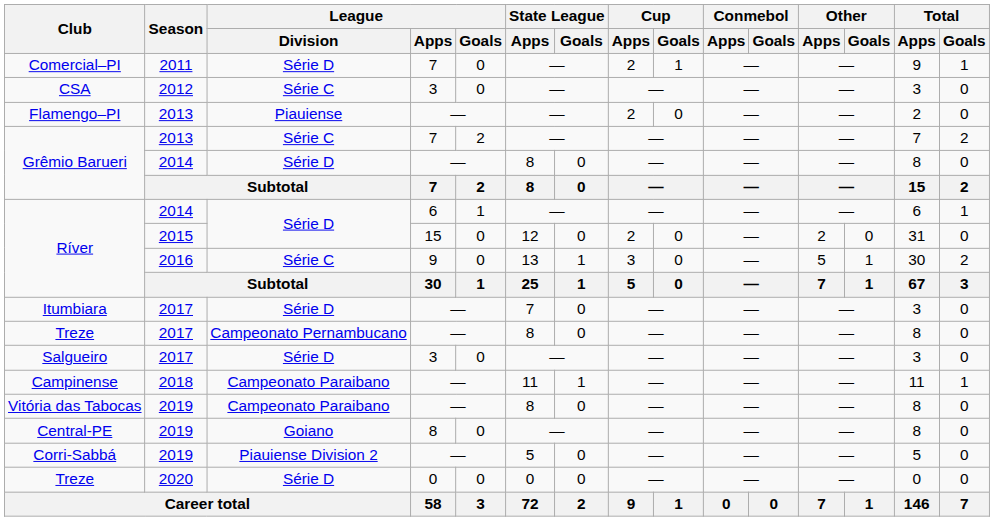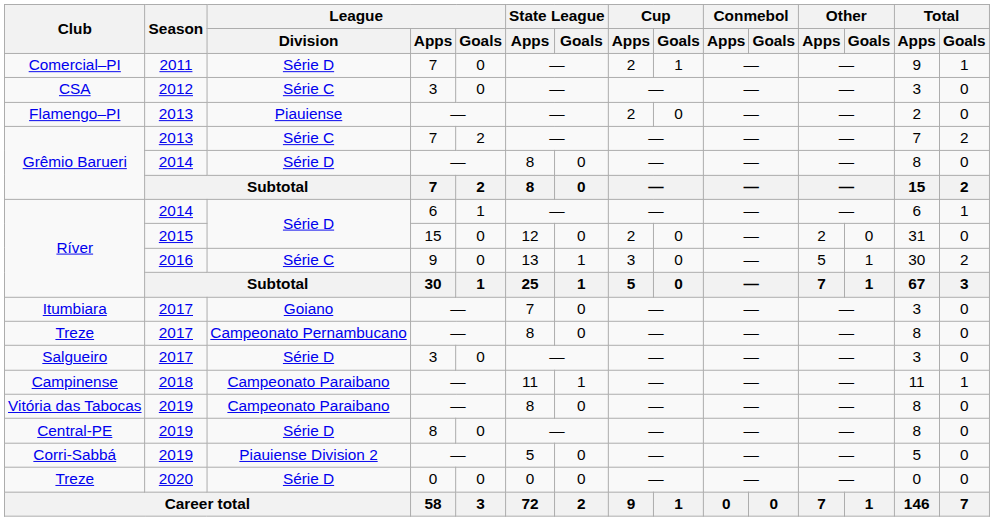(309, 308) Série D -> (309, 308) Goiano
(309, 430) Goiano -> (309, 430) Série D
